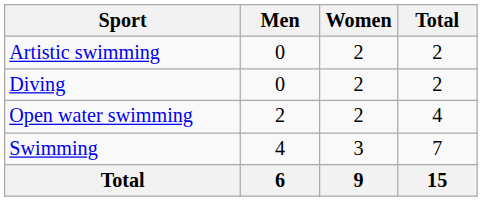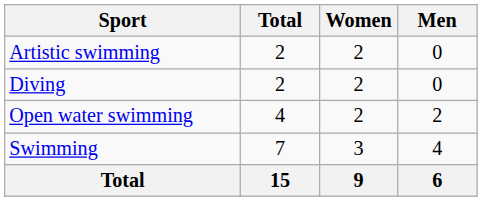columns swapped: (280, 20) <-> (437, 20)
